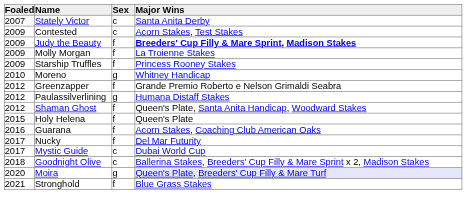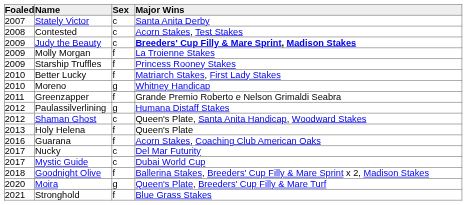(15, 32) 2009 -> (15, 32) 2008
(114, 42) f -> (115, 42) c
+ row: (61, 75)
(15, 86) 2012 -> (15, 97) 2011
(114, 108) f -> (115, 119) c
(15, 119) 2015 -> (15, 129) 2013
(114, 140) f -> (115, 151) c
(115, 162) c -> (114, 173) f
(231, 173) lavender background -> (231, 184) no background
